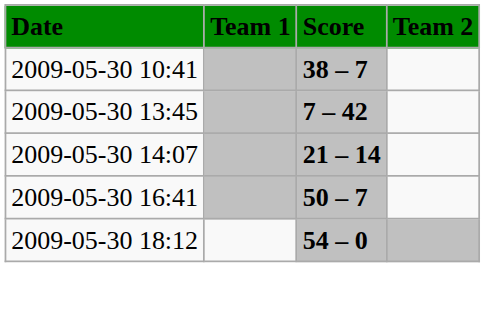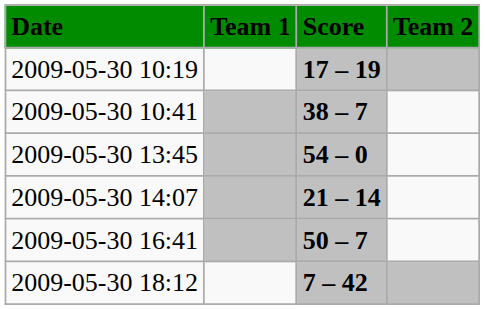+ row: (105, 68)
(335, 111) 7 – 42 -> (335, 154) 54 – 0
(335, 240) 54 – 0 -> (335, 283) 7 – 42
